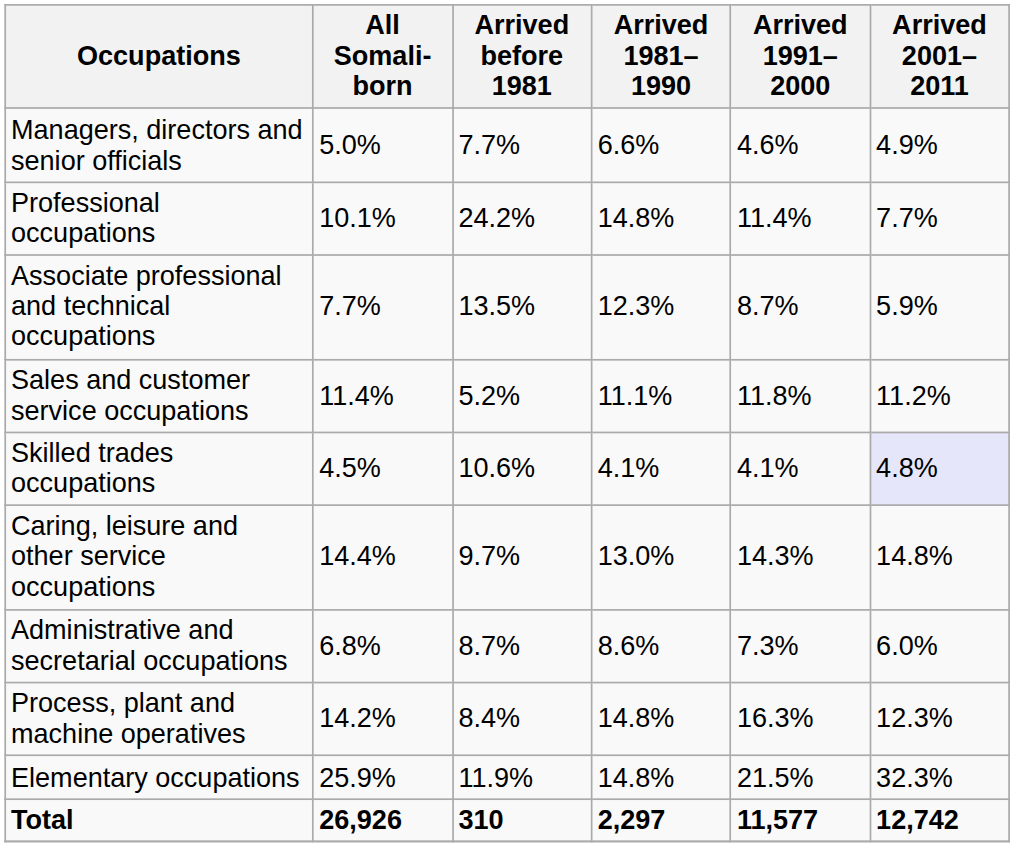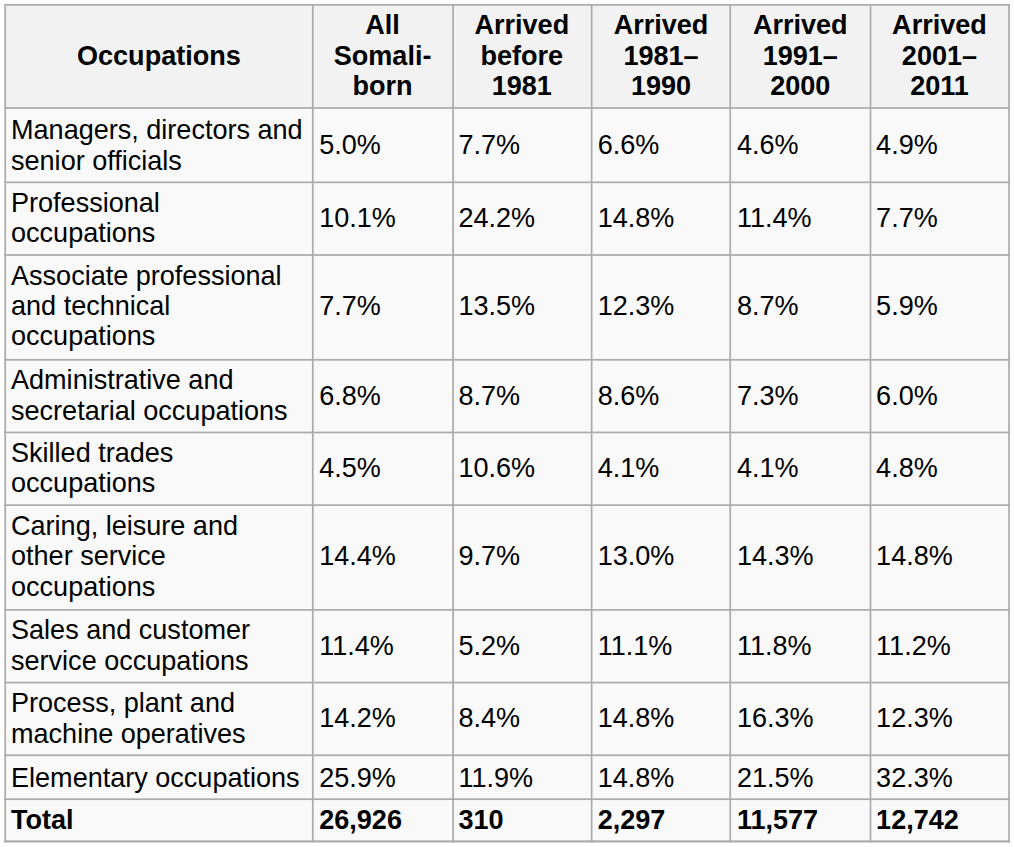rows swapped: (149, 645) <-> (131, 395)
(907, 468) lavender background -> (907, 468) no background
